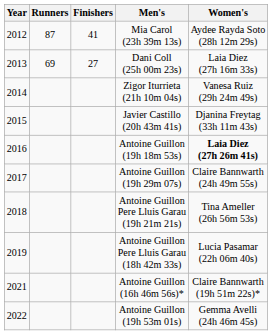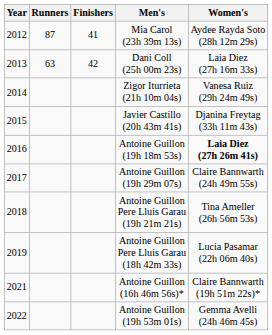(50, 64) 69 -> (50, 64) 63
(93, 64) 27 -> (93, 64) 42
